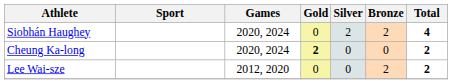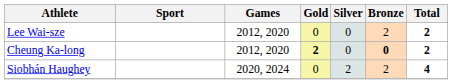rows swapped: (49, 32) <-> (36, 69)
(263, 50) 2020, 2024 -> (263, 50) 2012, 2020
(386, 50) normal -> (386, 50) bold
